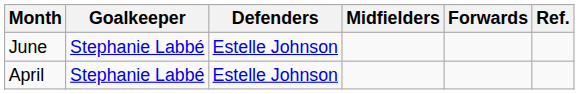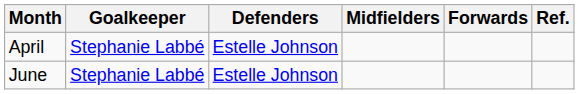rows swapped: (26, 74) <-> (28, 46)
